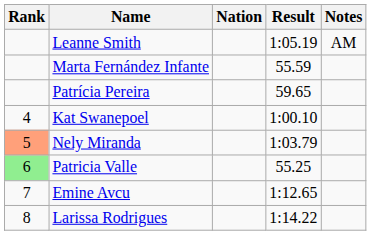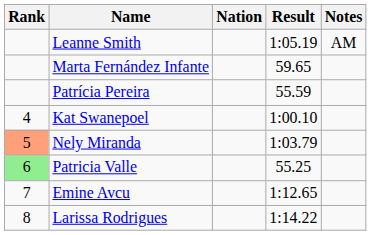(293, 67) 55.59 -> (293, 67) 59.65
(293, 92) 59.65 -> (293, 92) 55.59
